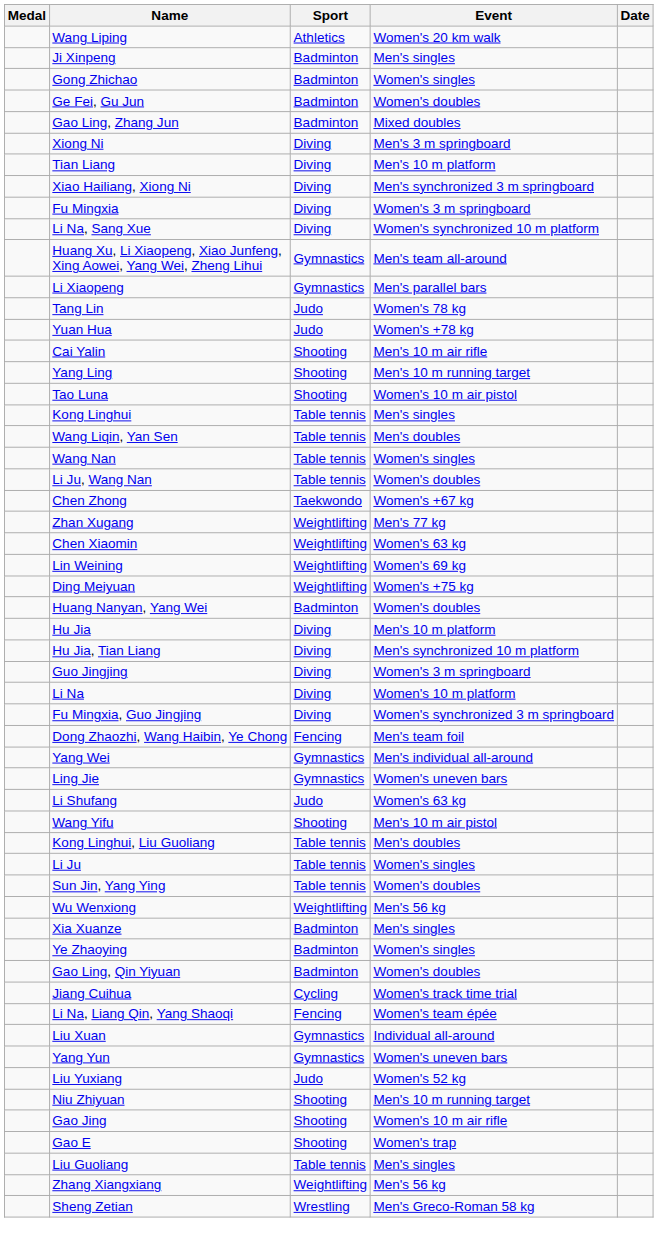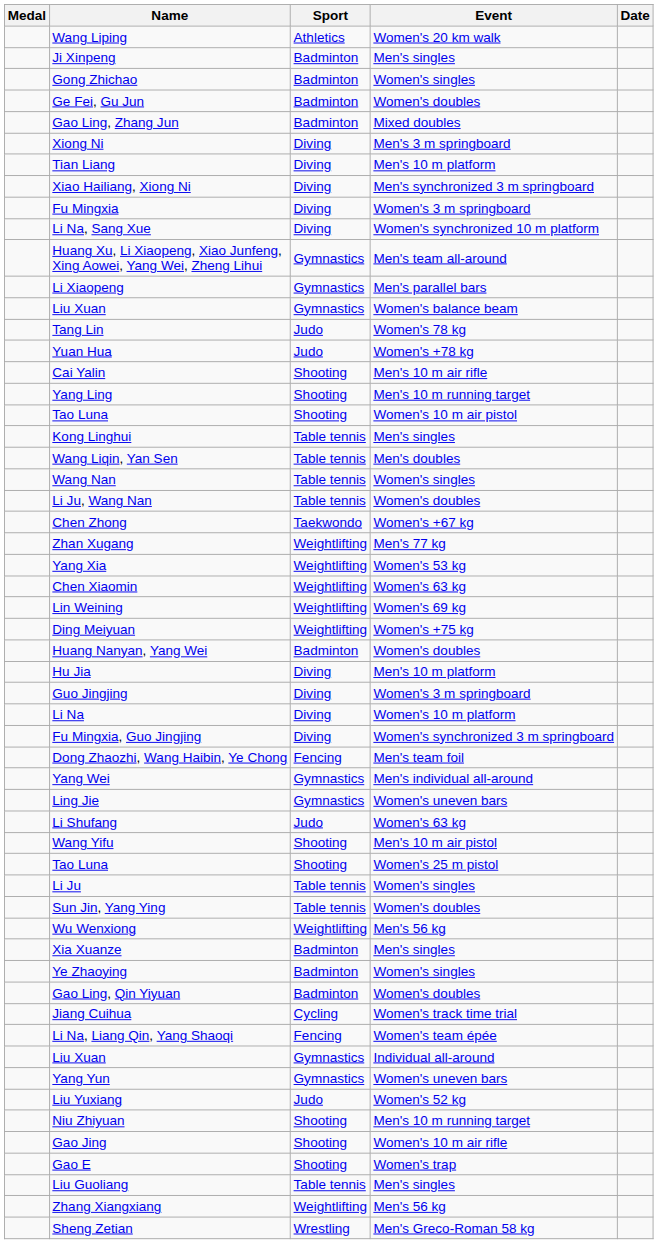+ row: (79, 309)
+ row: (79, 565)
- row: (106, 651)
+ row: (80, 865)
- row: (134, 843)
